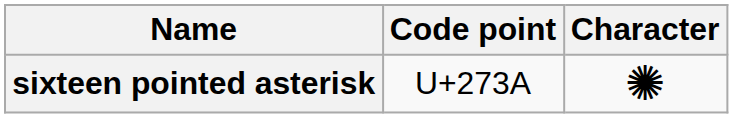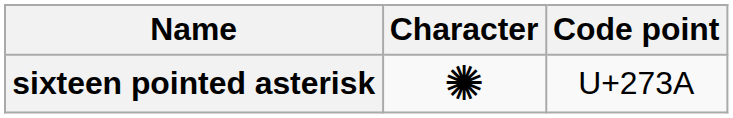columns swapped: (645, 29) <-> (473, 29)
